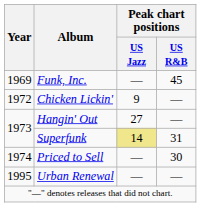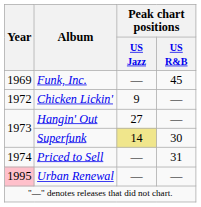(176, 137) 31 -> (176, 137) 30
(176, 157) 30 -> (176, 157) 31
(19, 176) no background -> (19, 176) pink background
